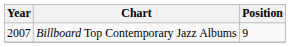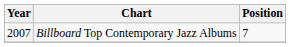(245, 32) 9 -> (245, 32) 7
